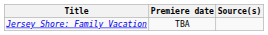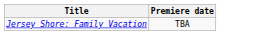- column: (240, 11)
